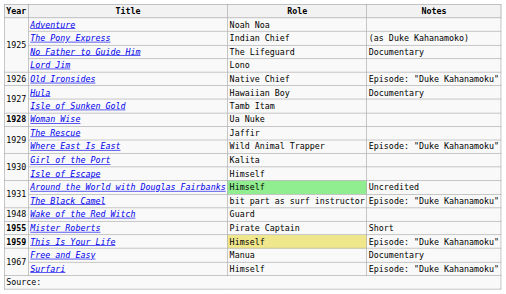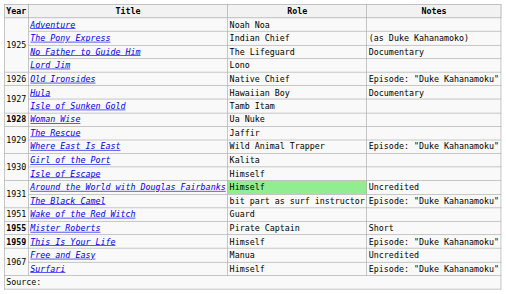(16, 214) 1948 -> (16, 214) 1951
(247, 242) khaki background -> (247, 242) no background
(396, 255) Documentary -> (394, 255) Uncredited
